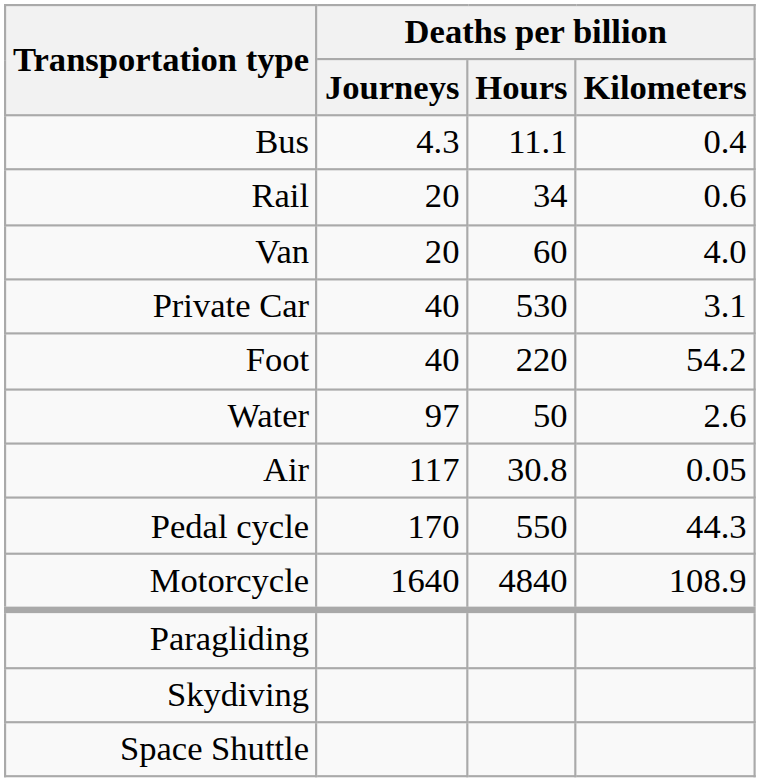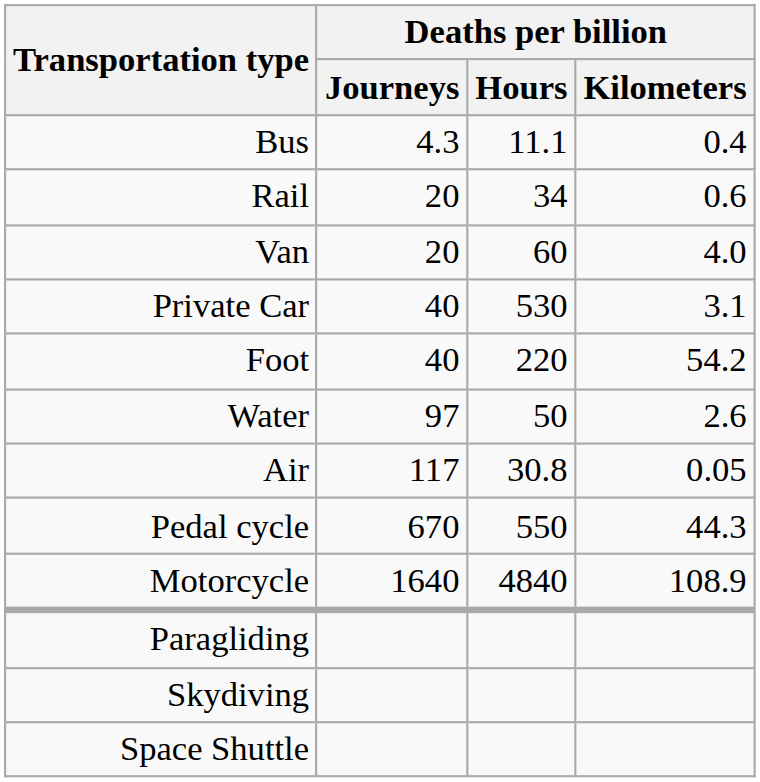(434, 525) 170 -> (434, 525) 670
